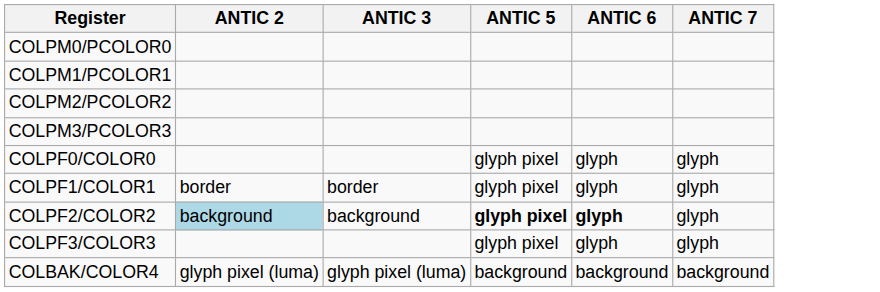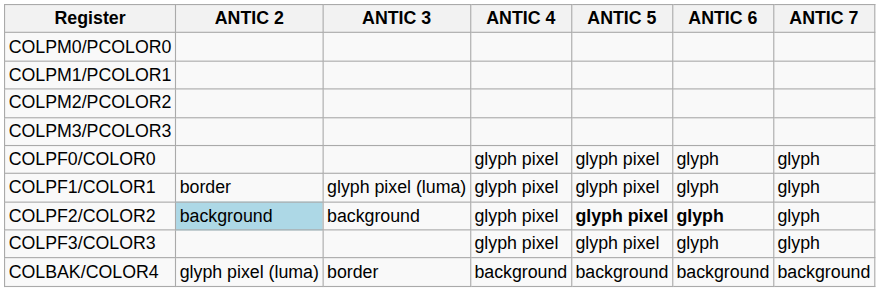+ column: (521, 18)
(353, 187) border -> (397, 187) glyph pixel (luma)
(397, 272) glyph pixel (luma) -> (353, 272) border
